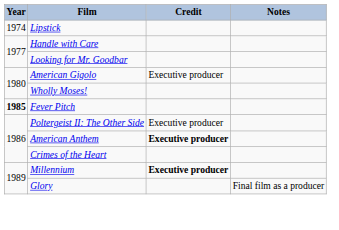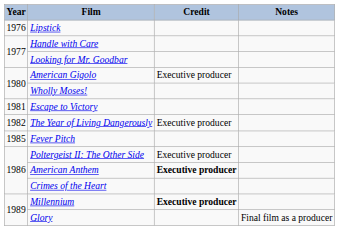(16, 28) 1974 -> (16, 28) 1976
+ row: (64, 107)
+ row: (91, 123)
(16, 107) bold -> (16, 138) normal
